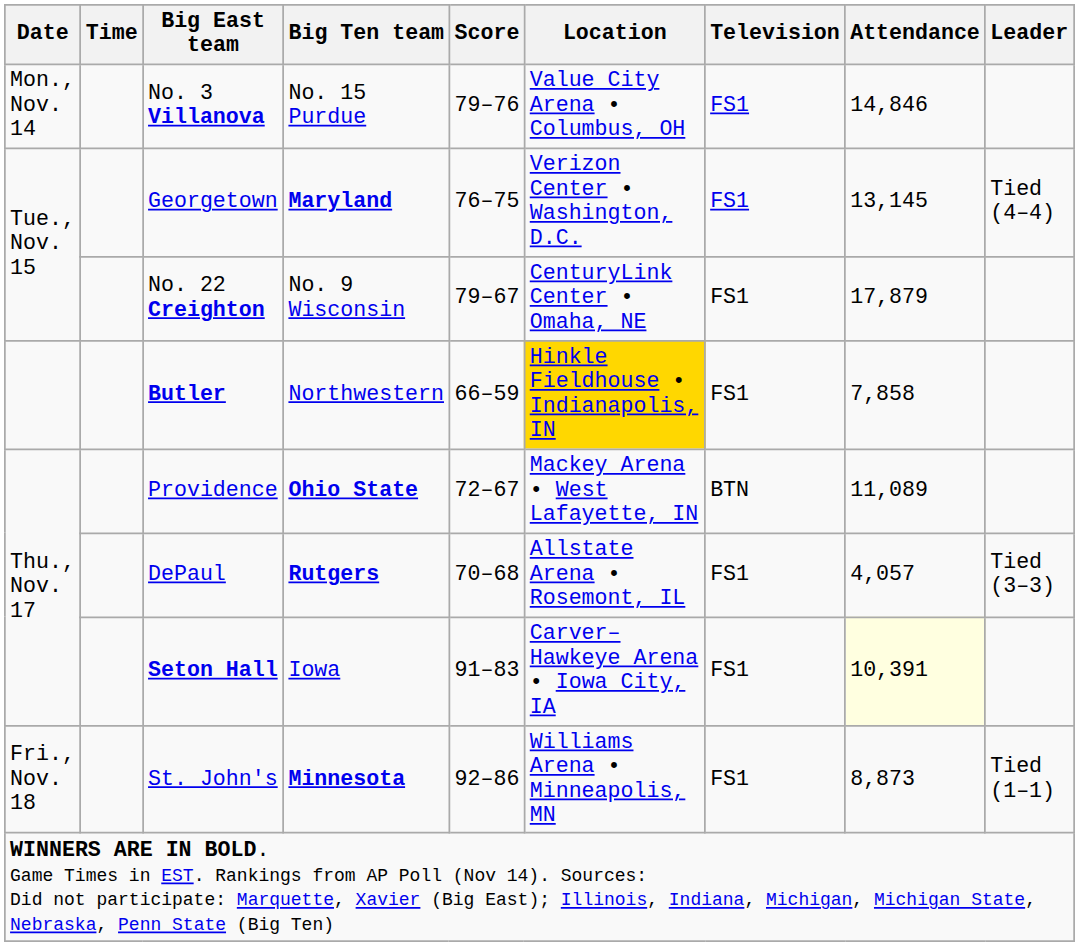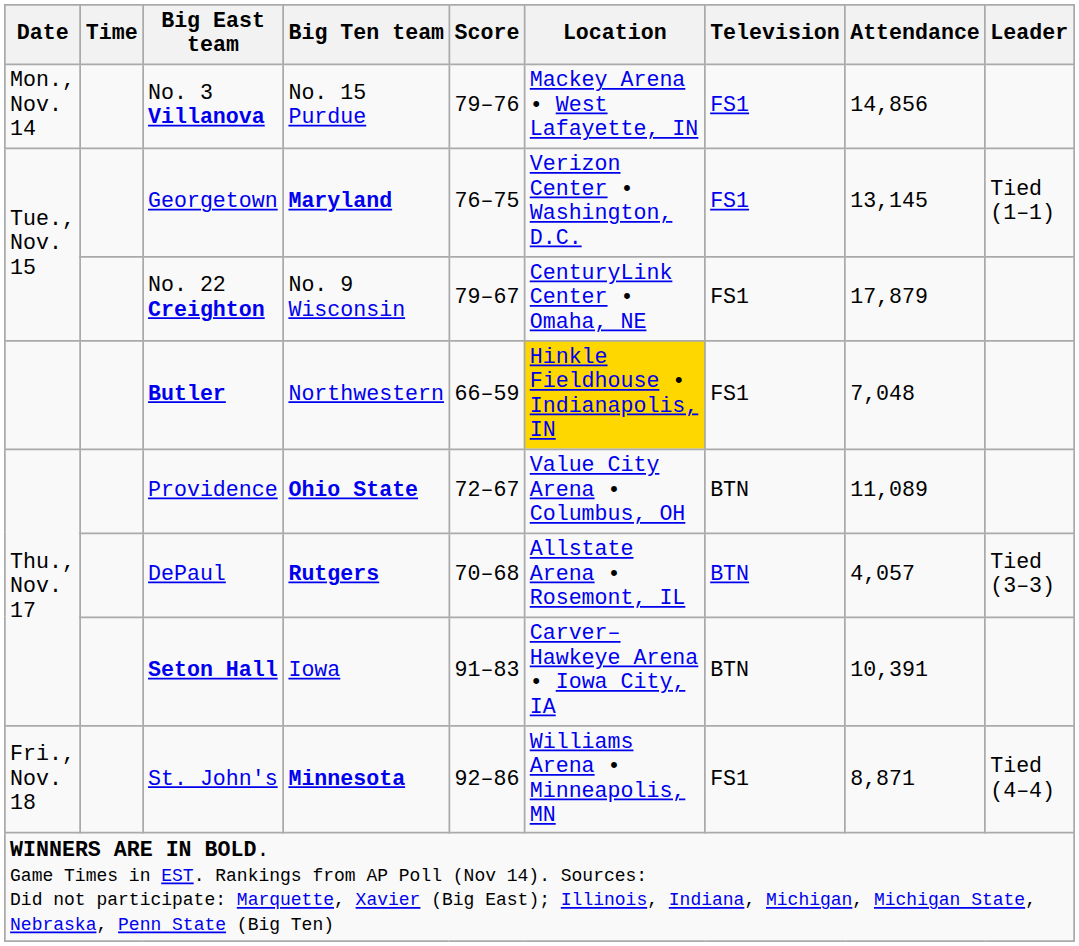(608, 107) Value City Arena • Columbus, OH -> (614, 107) Mackey Arena • West Lafayette, IN
(889, 107) 14,846 -> (889, 107) 14,856
(1023, 203) Tied (4–4) -> (1023, 203) Tied (1–1)
(883, 395) 7,858 -> (883, 395) 7,048
(614, 491) Mackey Arena • West Lafayette, IN -> (608, 491) Value City Arena • Columbus, OH
(730, 575) FS1 -> (730, 575) BTN
(730, 671) FS1 -> (730, 671) BTN
(889, 671) lightyellow background -> (889, 671) no background
(883, 780) 8,873 -> (883, 780) 8,871
(1023, 780) Tied (1–1) -> (1023, 780) Tied (4–4)
